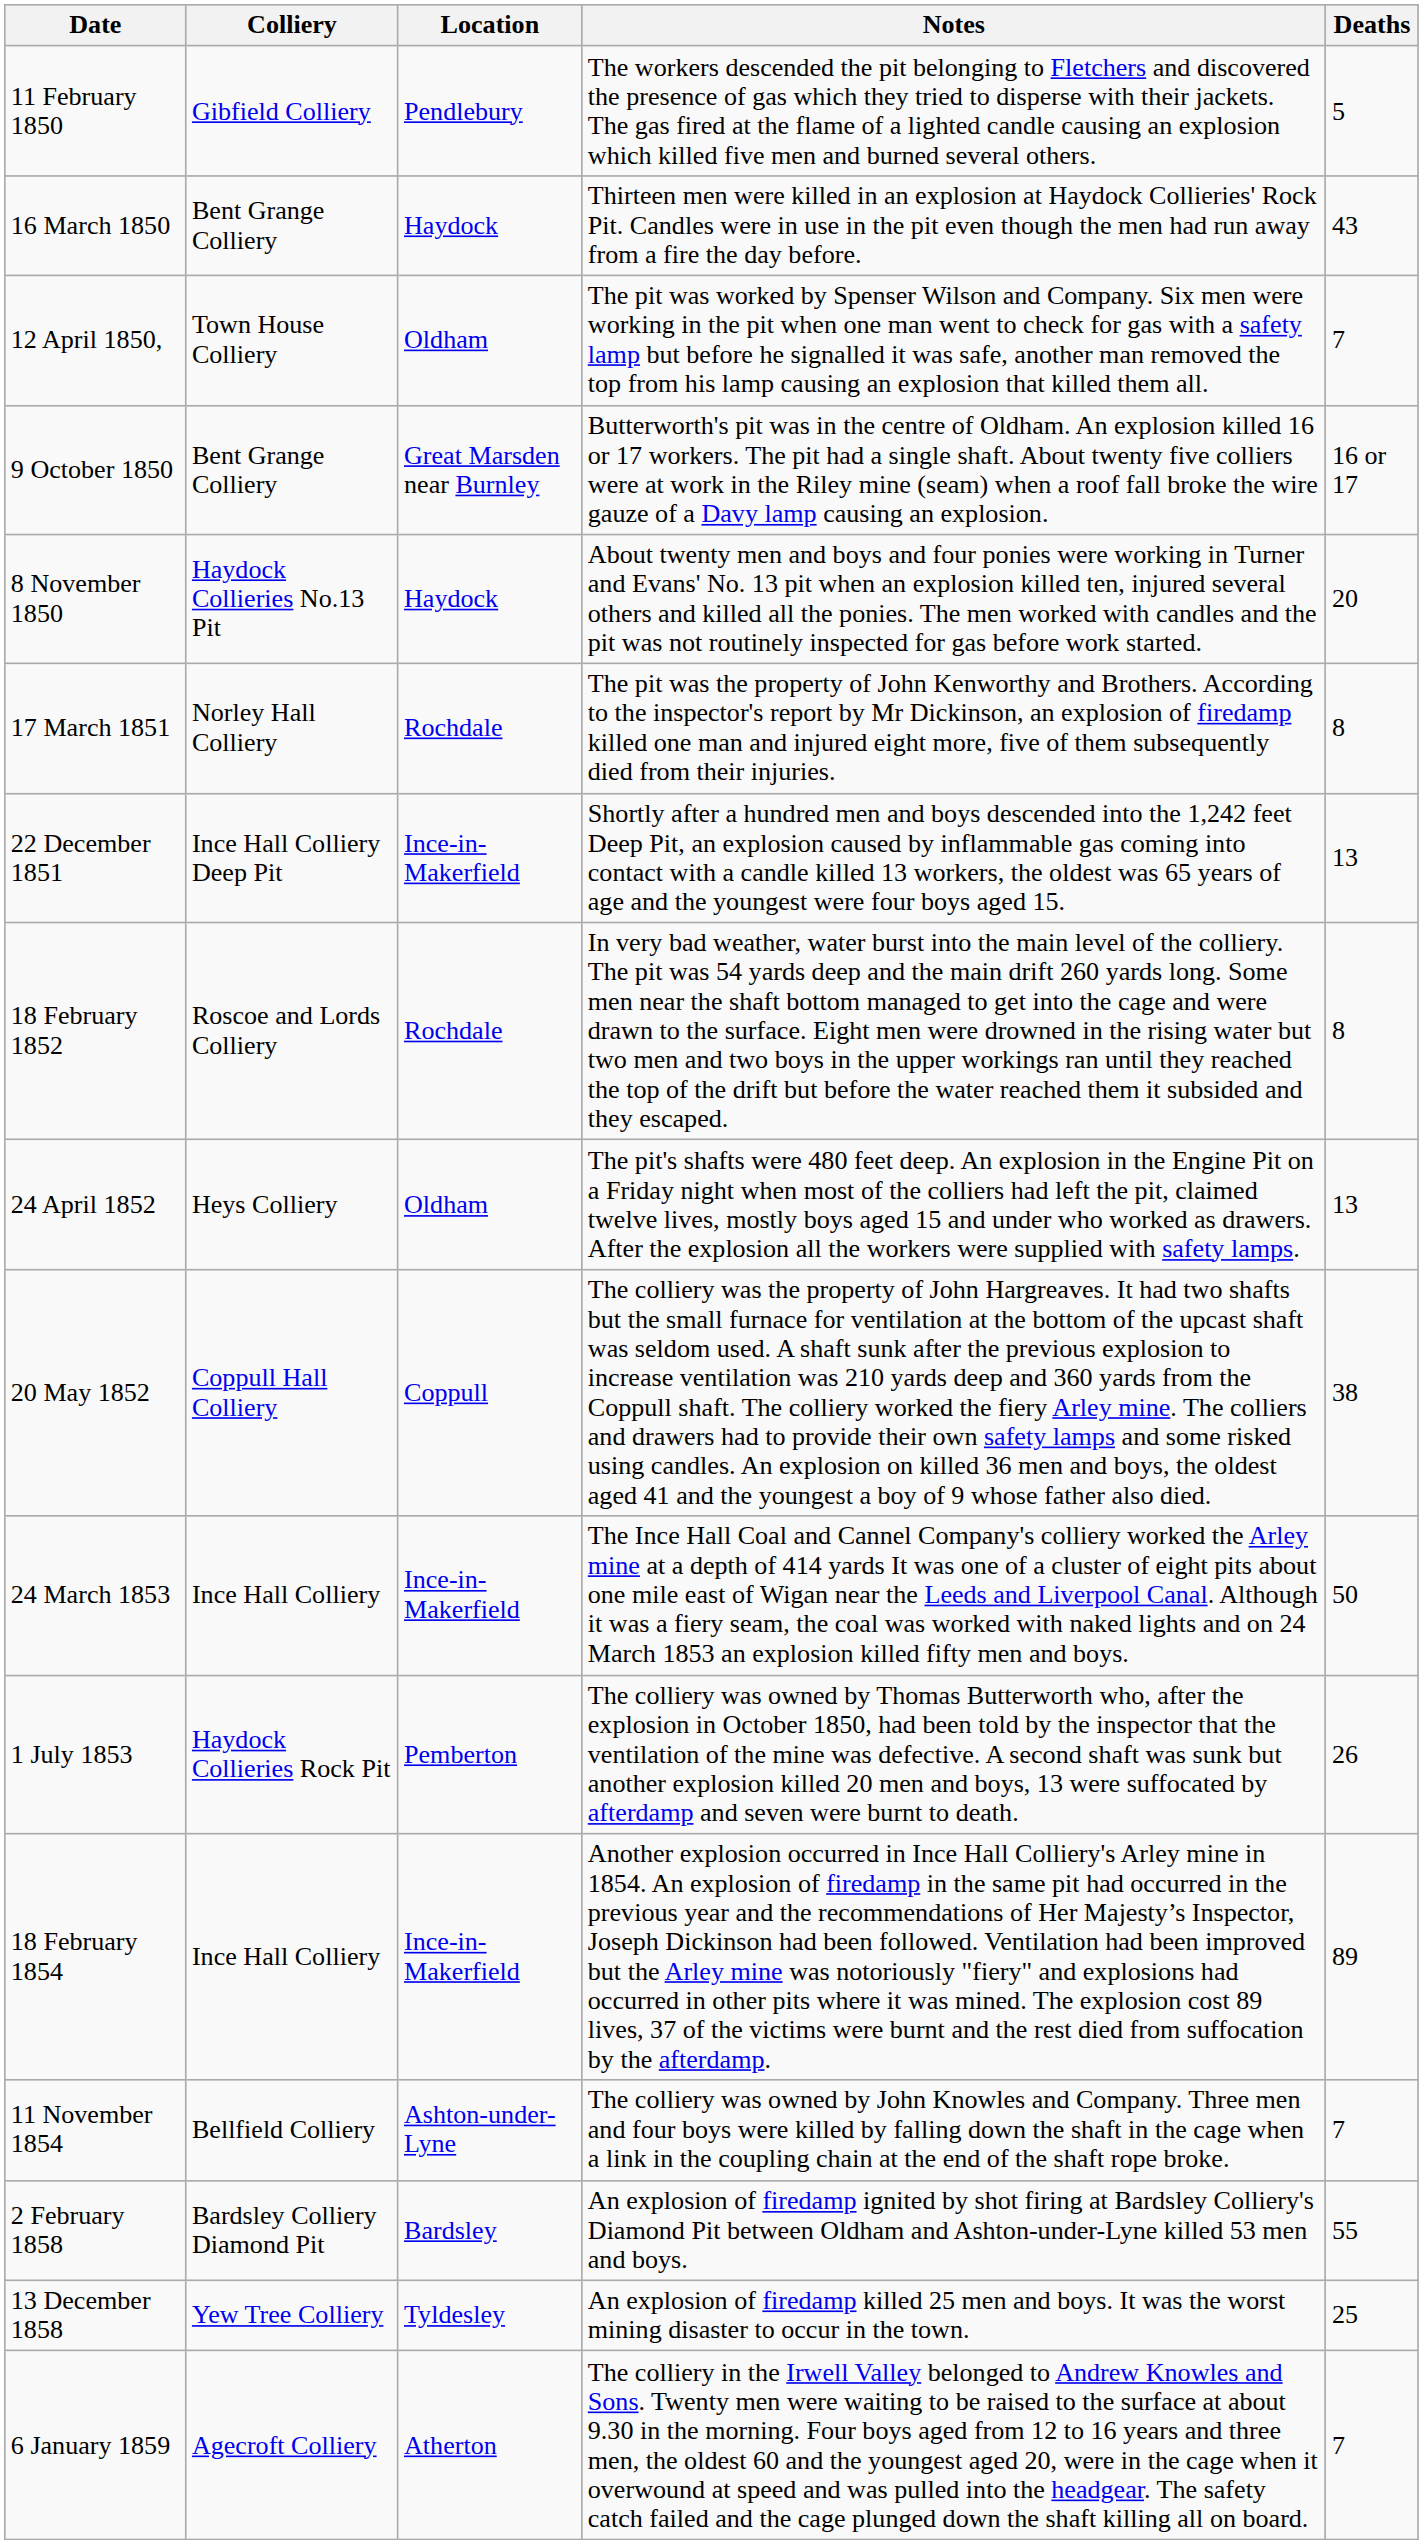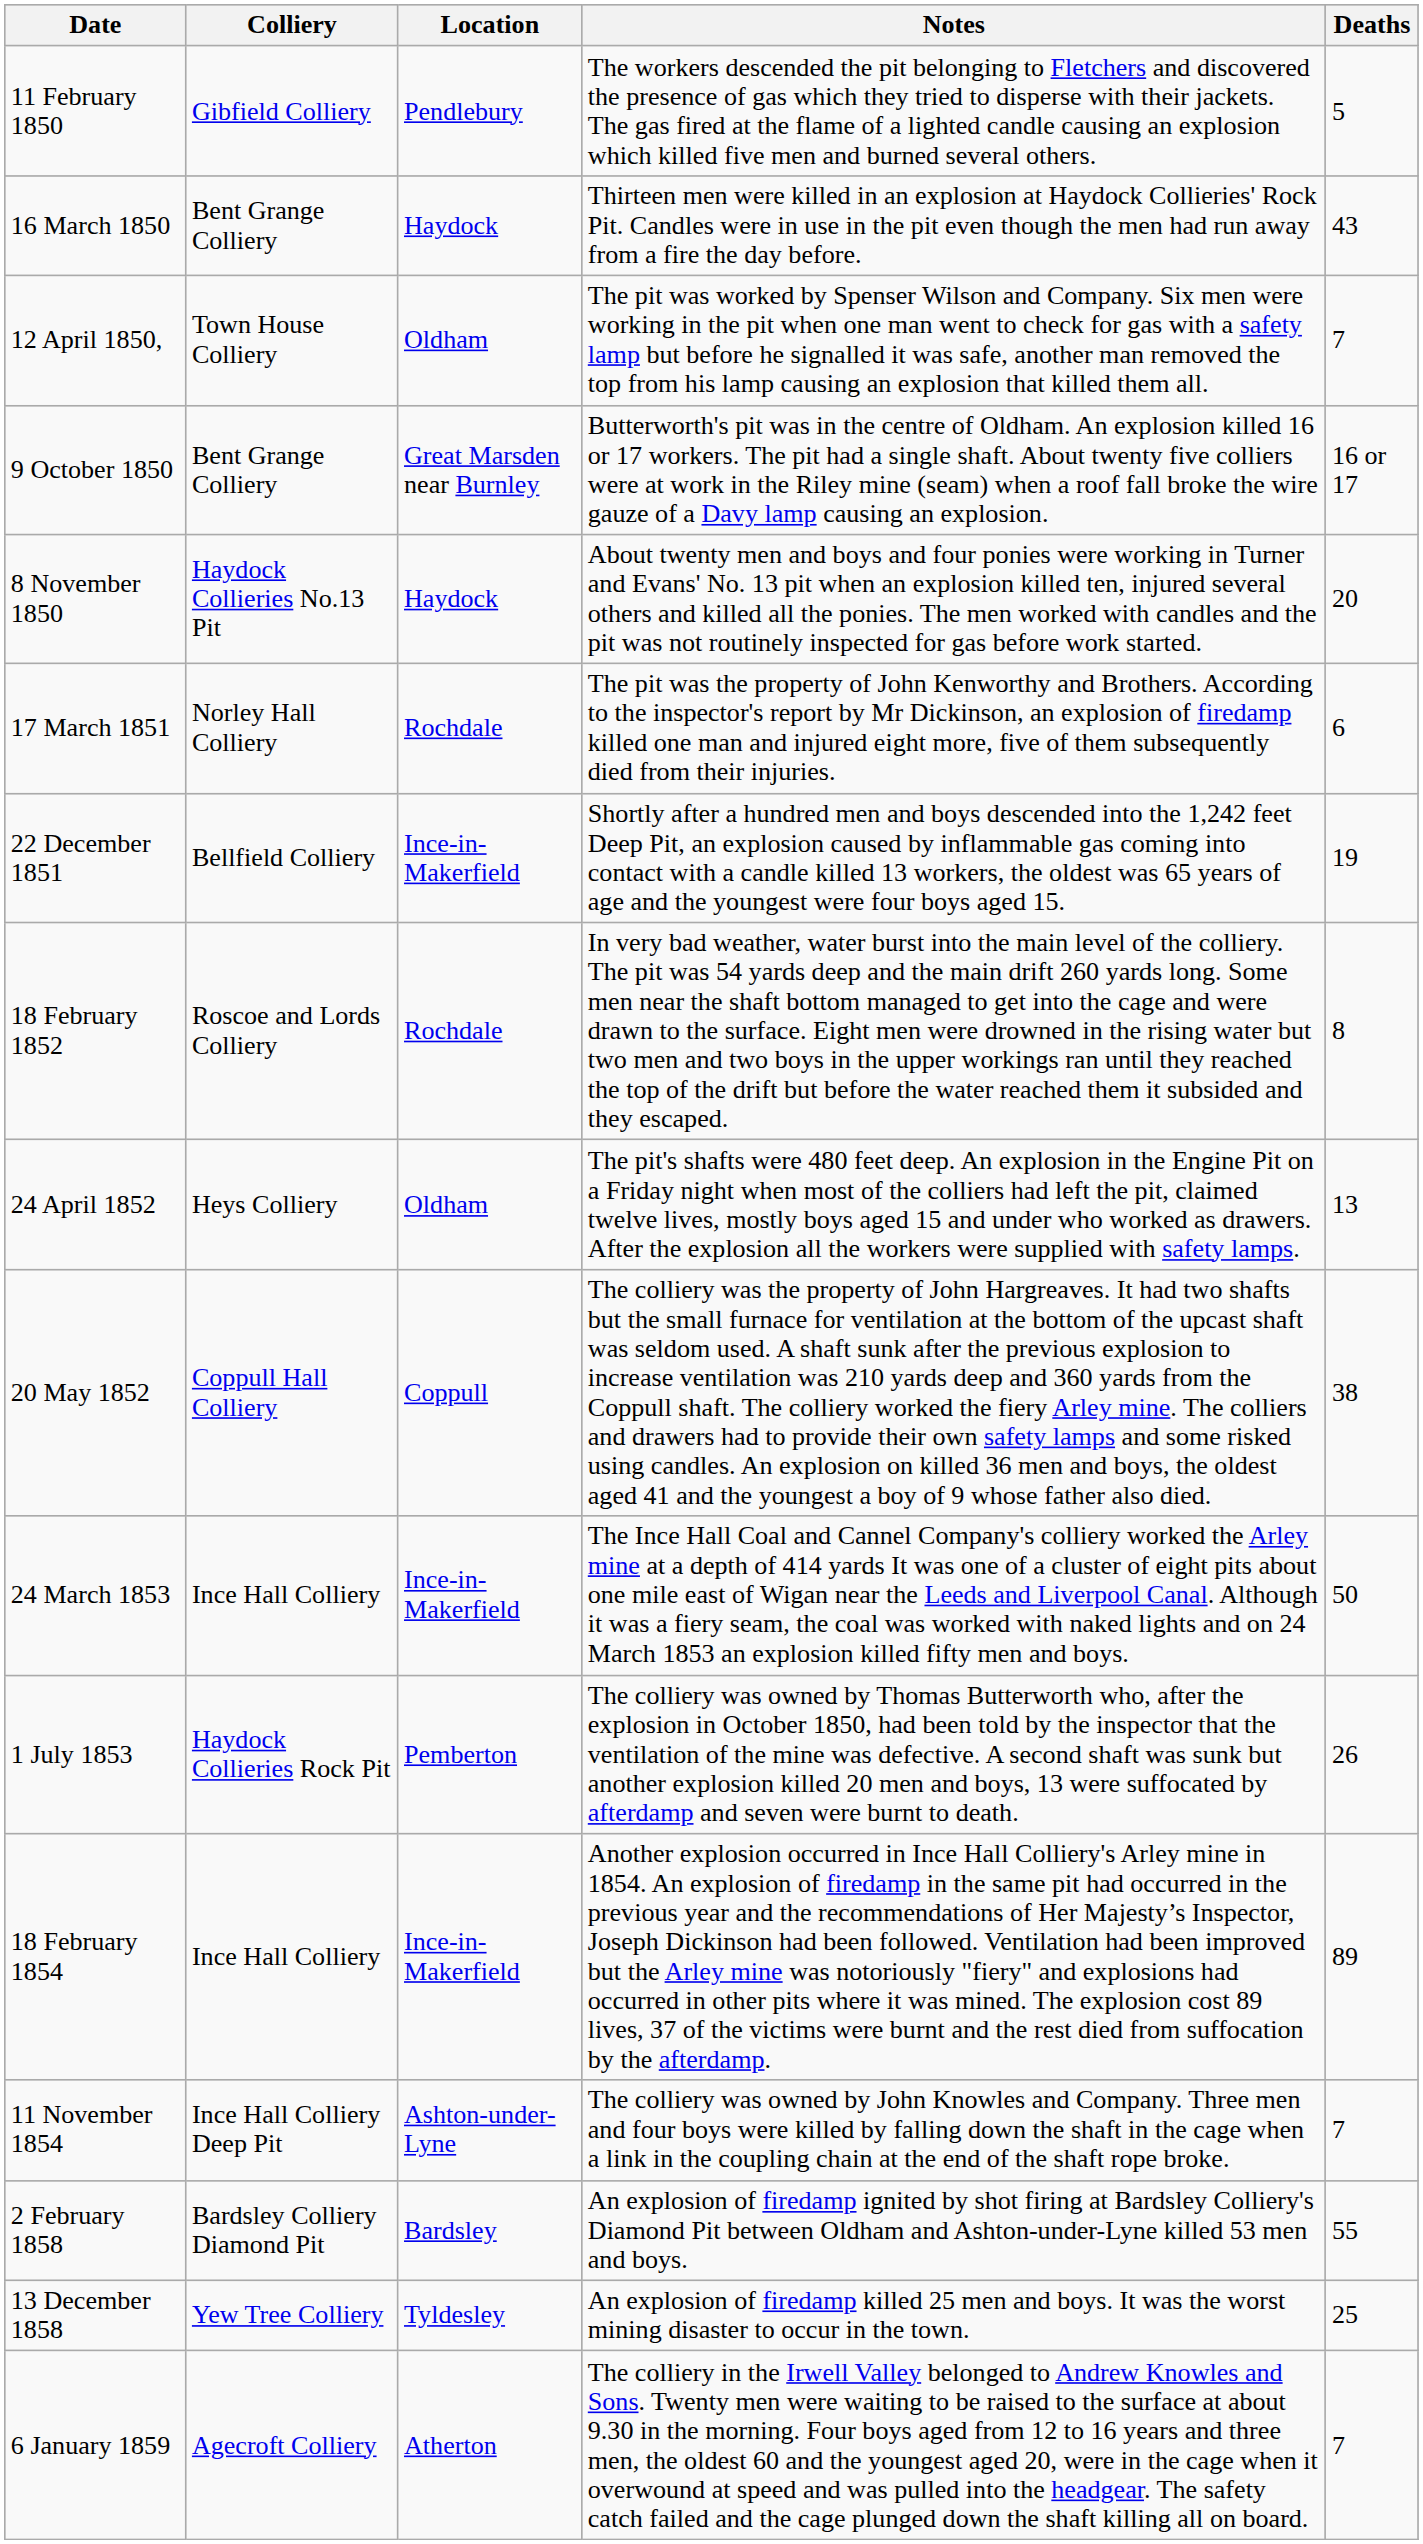(1338, 728) 8 -> (1338, 728) 6
(286, 857) Ince Hall Colliery Deep Pit -> (284, 857) Bellfield Colliery
(1345, 857) 13 -> (1345, 857) 19
(284, 2129) Bellfield Colliery -> (286, 2129) Ince Hall Colliery Deep Pit
